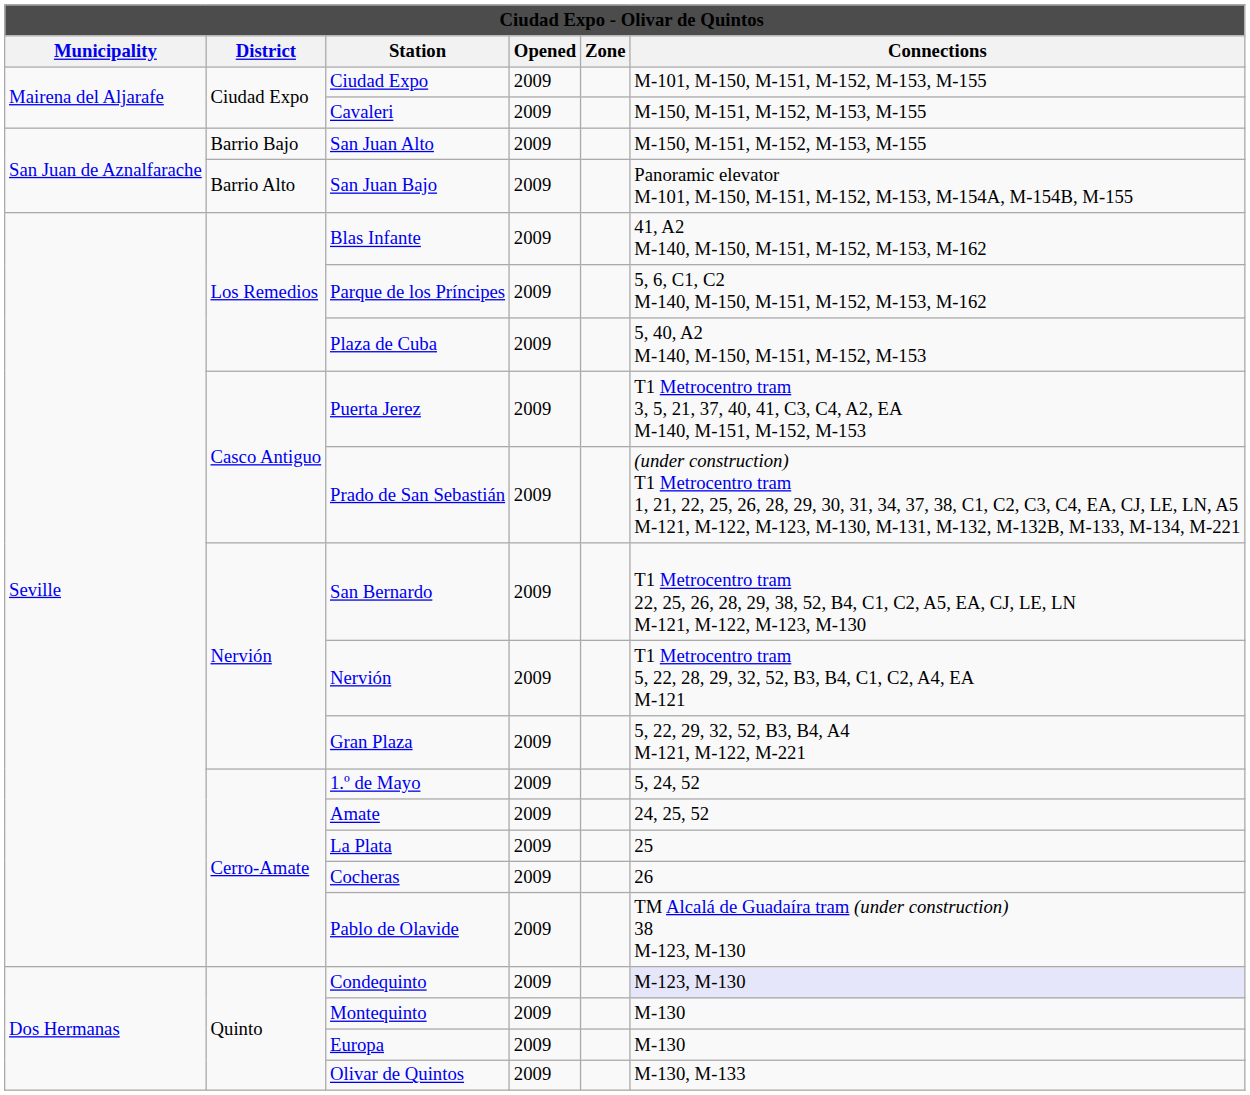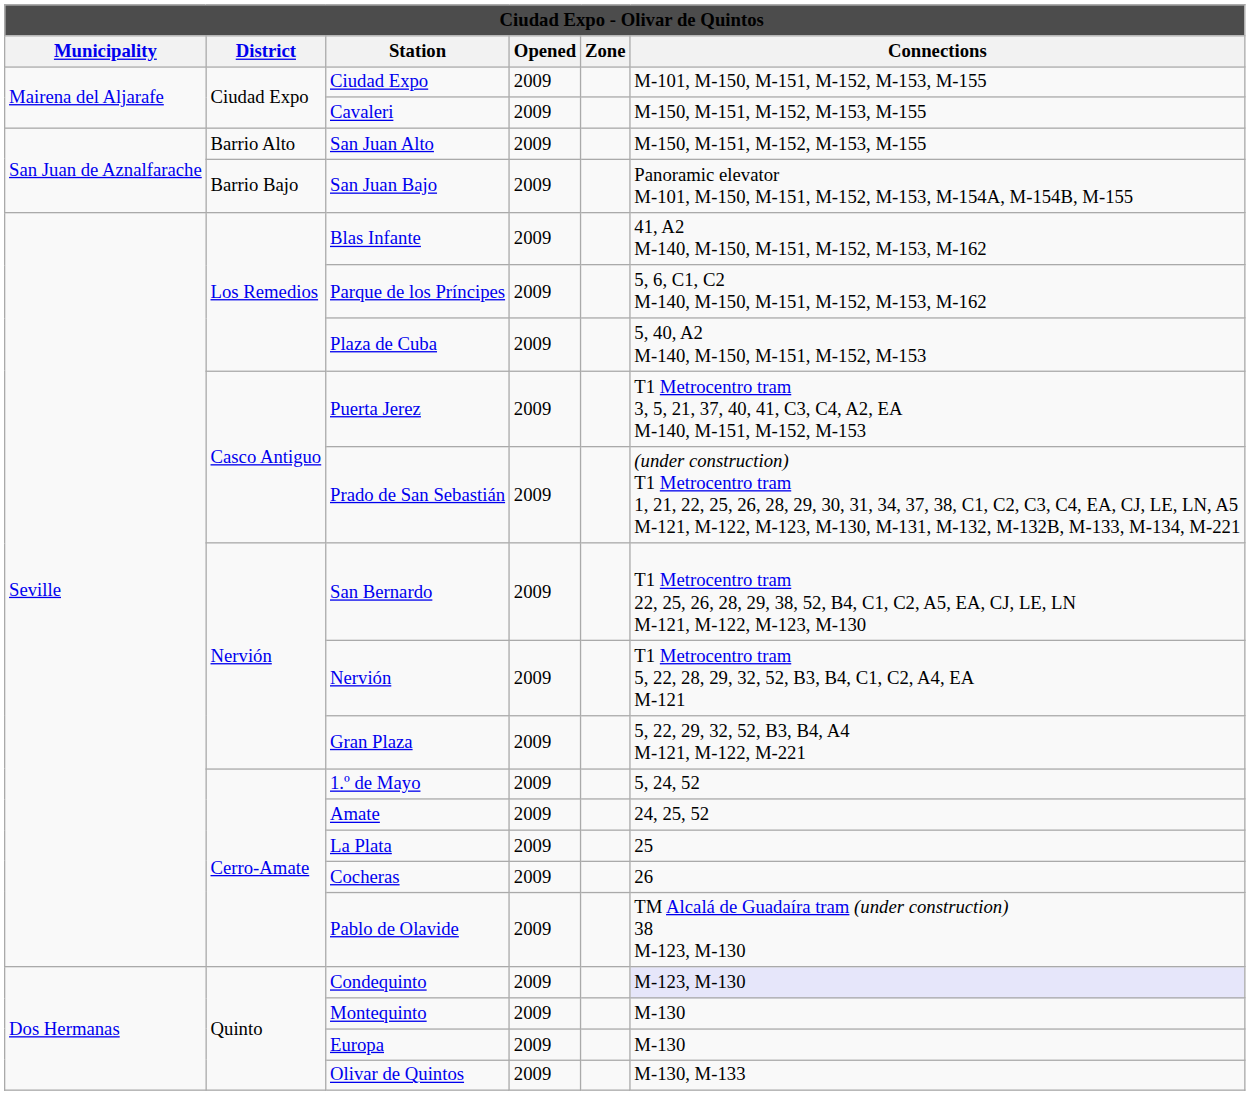(254, 143) Barrio Bajo -> (253, 143) Barrio Alto
(253, 185) Barrio Alto -> (254, 185) Barrio Bajo
